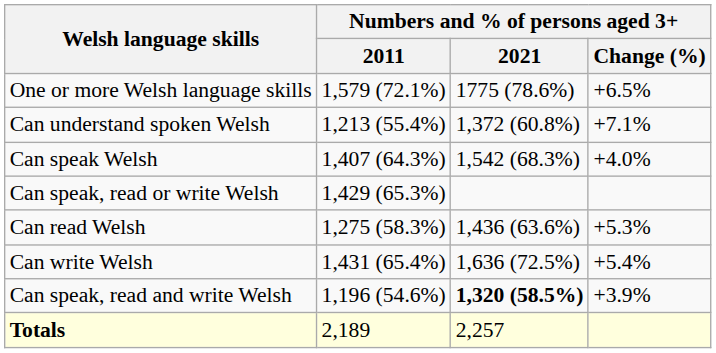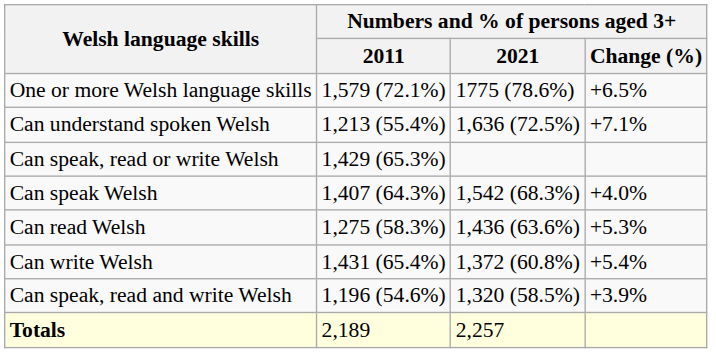(518, 124) 1,372 (60.8%) -> (518, 124) 1,636 (72.5%)
rows swapped: (144, 192) <-> (84, 158)
(518, 261) 1,636 (72.5%) -> (518, 261) 1,372 (60.8%)
(520, 295) bold -> (518, 295) normal
